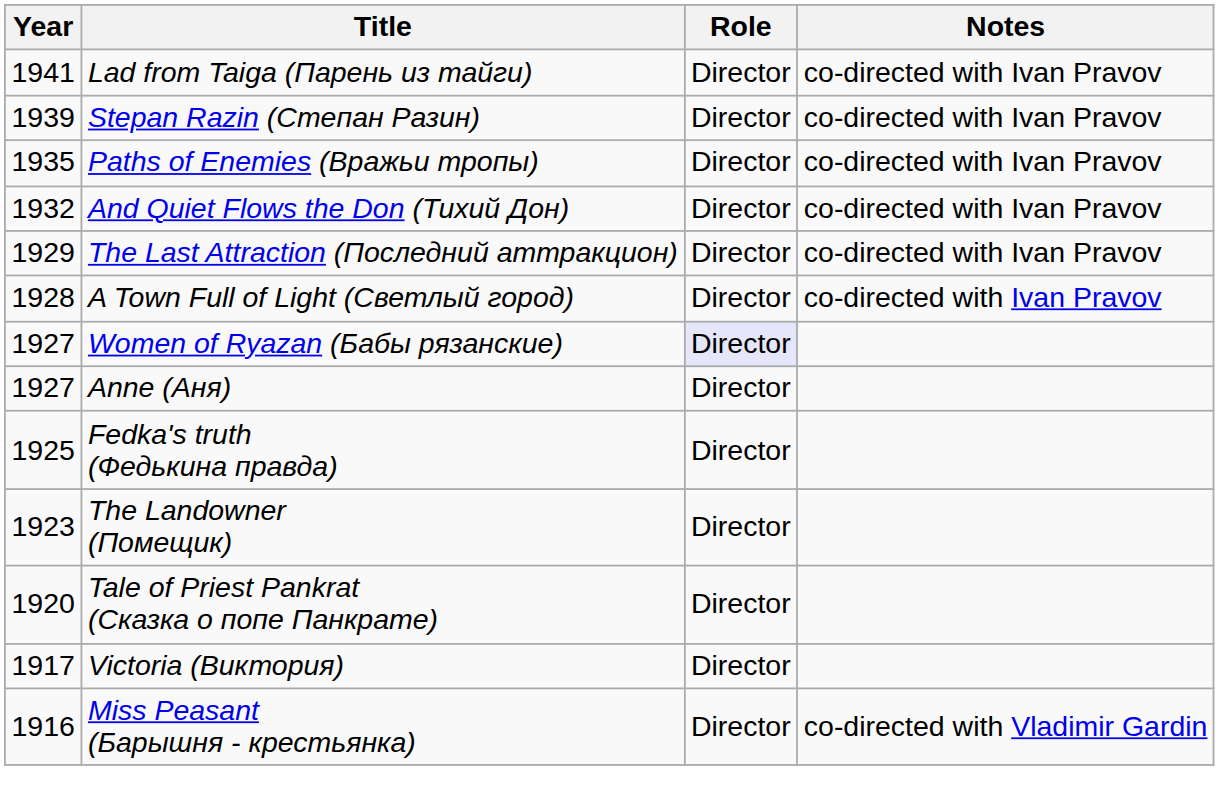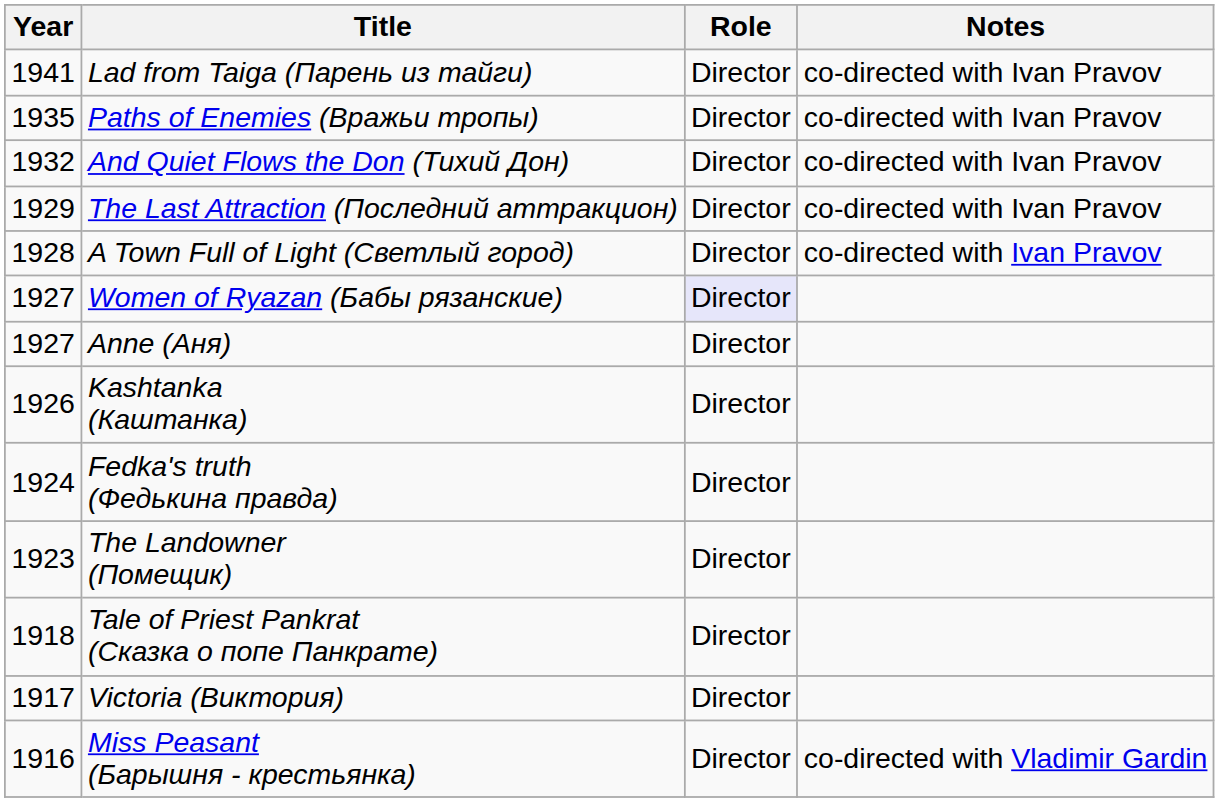- row: (284, 117)
+ row: (168, 404)
(43, 449) 1925 -> (43, 481) 1924
(43, 604) 1920 -> (43, 636) 1918
